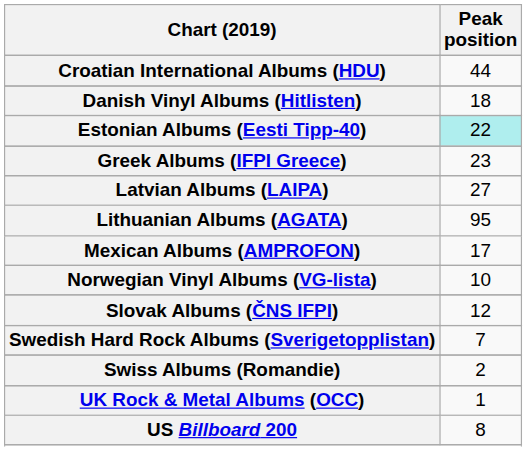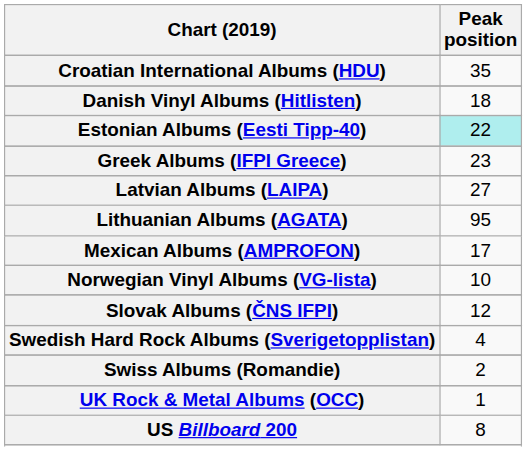(481, 70) 44 -> (481, 70) 35
(481, 340) 7 -> (481, 340) 4
